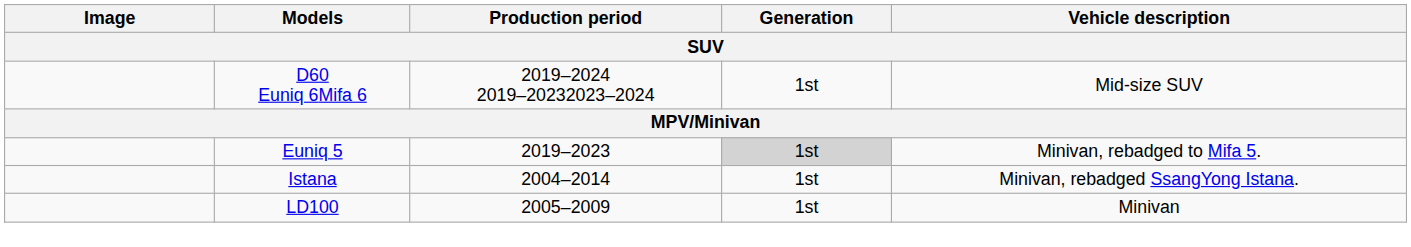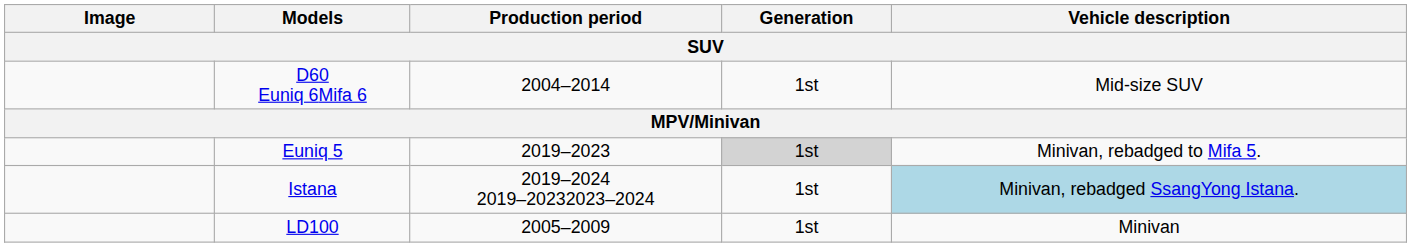(566, 84) 2019–2024 2019–20232023–2024 -> (566, 84) 2004–2014
(566, 179) 2004–2014 -> (566, 189) 2019–2024 2019–20232023–2024
(1149, 179) no background -> (1149, 189) lightblue background
